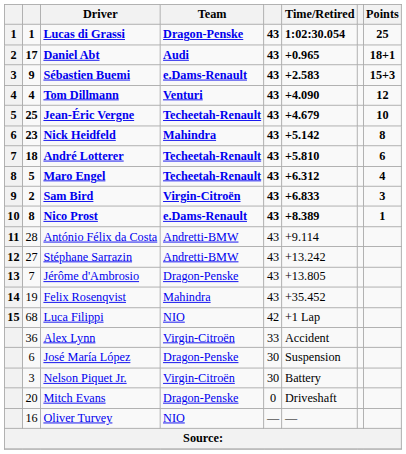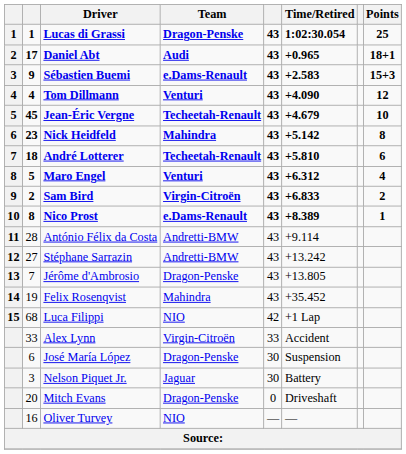(31, 115) 25 -> (31, 115) 45
(212, 175) Techeetah-Renault -> (183, 175) Venturi
(382, 195) 3 -> (382, 195) 2
(31, 337) 36 -> (31, 337) 33
(199, 377) Virgin-Citroën -> (179, 377) Jaguar
